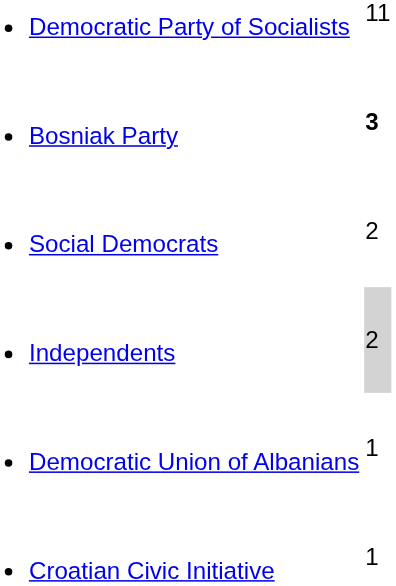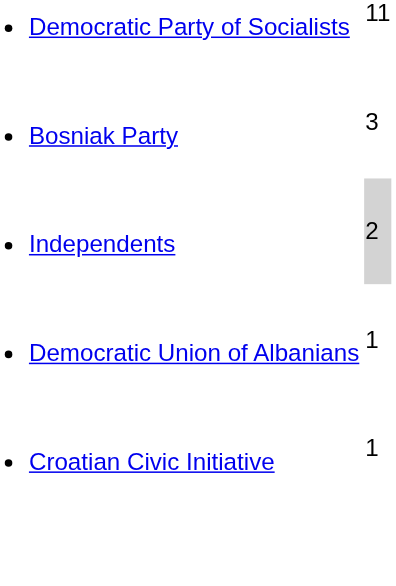(378, 123) bold -> (378, 123) normal
- row: (164, 245)
